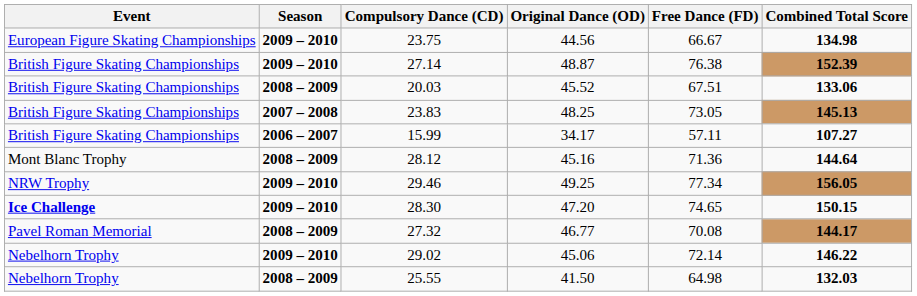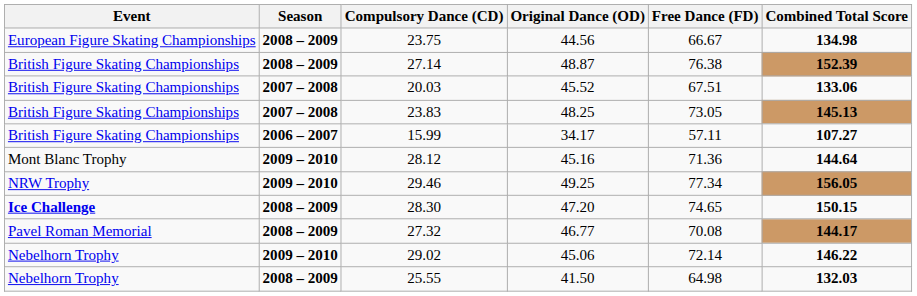(300, 40) 2009 – 2010 -> (300, 40) 2008 – 2009
(300, 64) 2009 – 2010 -> (300, 64) 2008 – 2009
(300, 87) 2008 – 2009 -> (300, 87) 2007 – 2008
(300, 159) 2008 – 2009 -> (300, 159) 2009 – 2010
(300, 207) 2009 – 2010 -> (300, 207) 2008 – 2009
